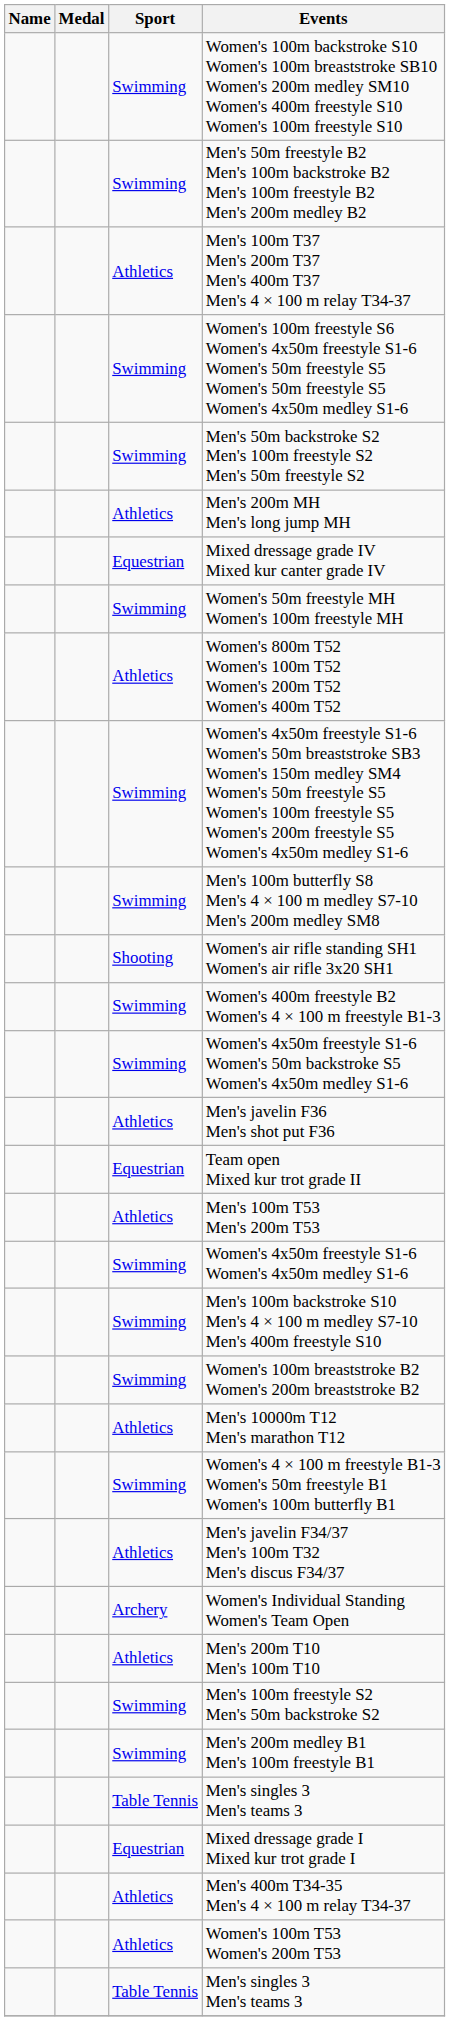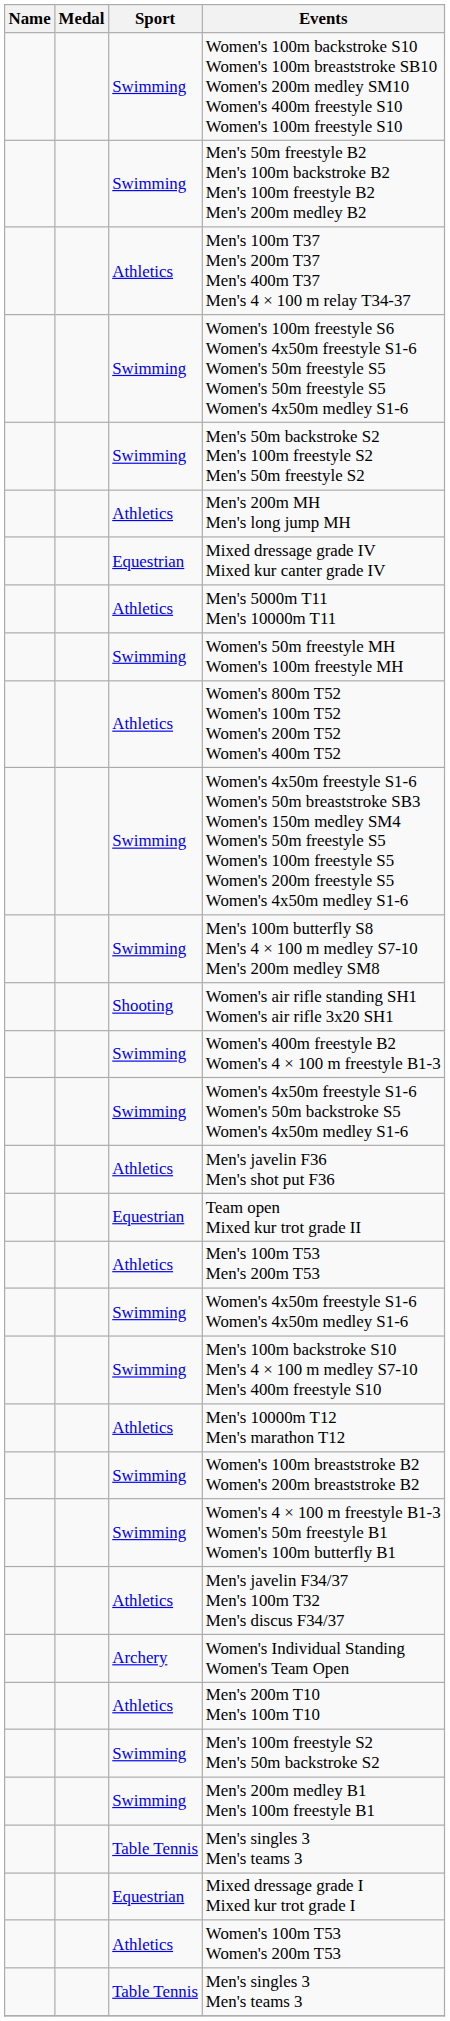+ row: (143, 609)
rows swapped: (149, 1380) <-> (143, 1427)
- row: (143, 1896)
